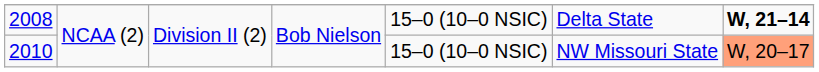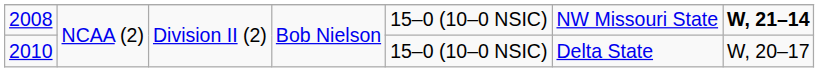(605, 19) Delta State -> (637, 19) NW Missouri State
(637, 50) NW Missouri State -> (605, 50) Delta State
(768, 50) lightsalmon background -> (768, 50) no background
